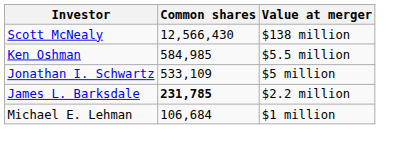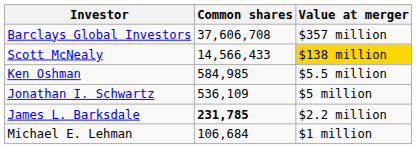+ row: (99, 34)
(197, 34) 12,566,430 -> (234, 54) 14,566,433
(306, 34) no background -> (343, 54) gold background
(186, 74) 533,109 -> (223, 94) 536,109
